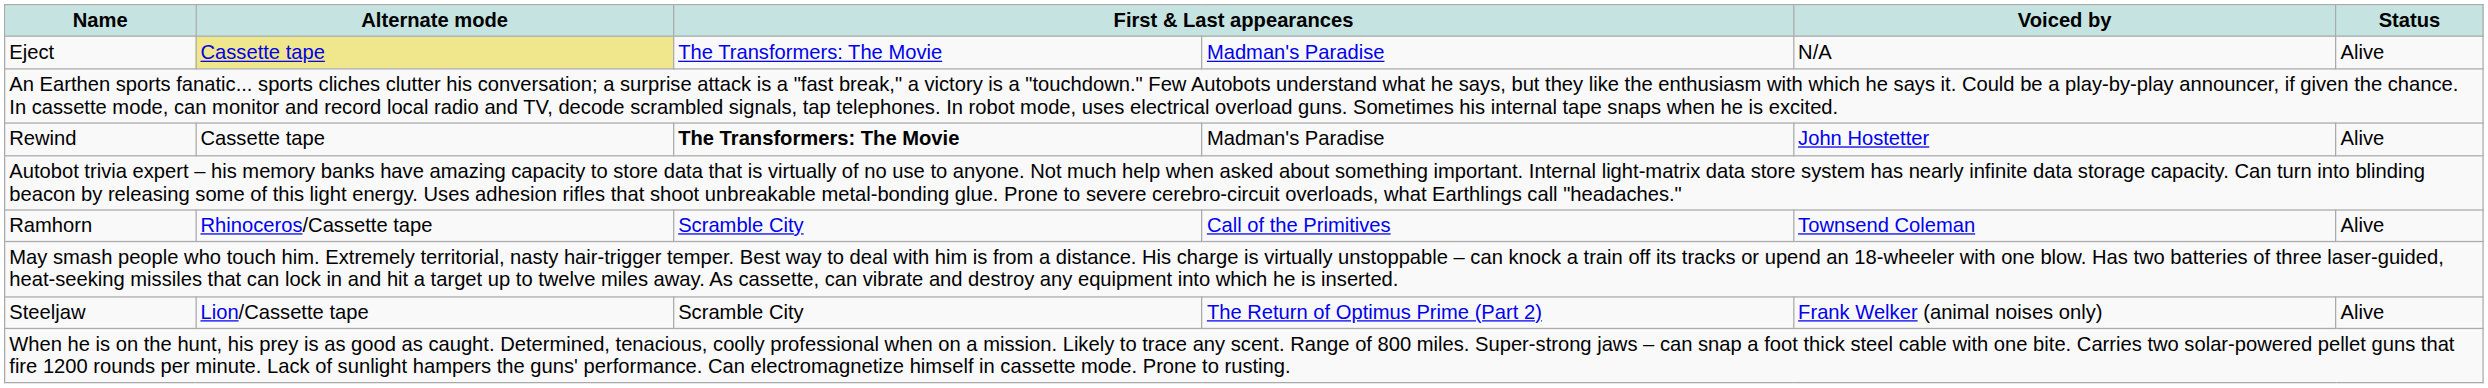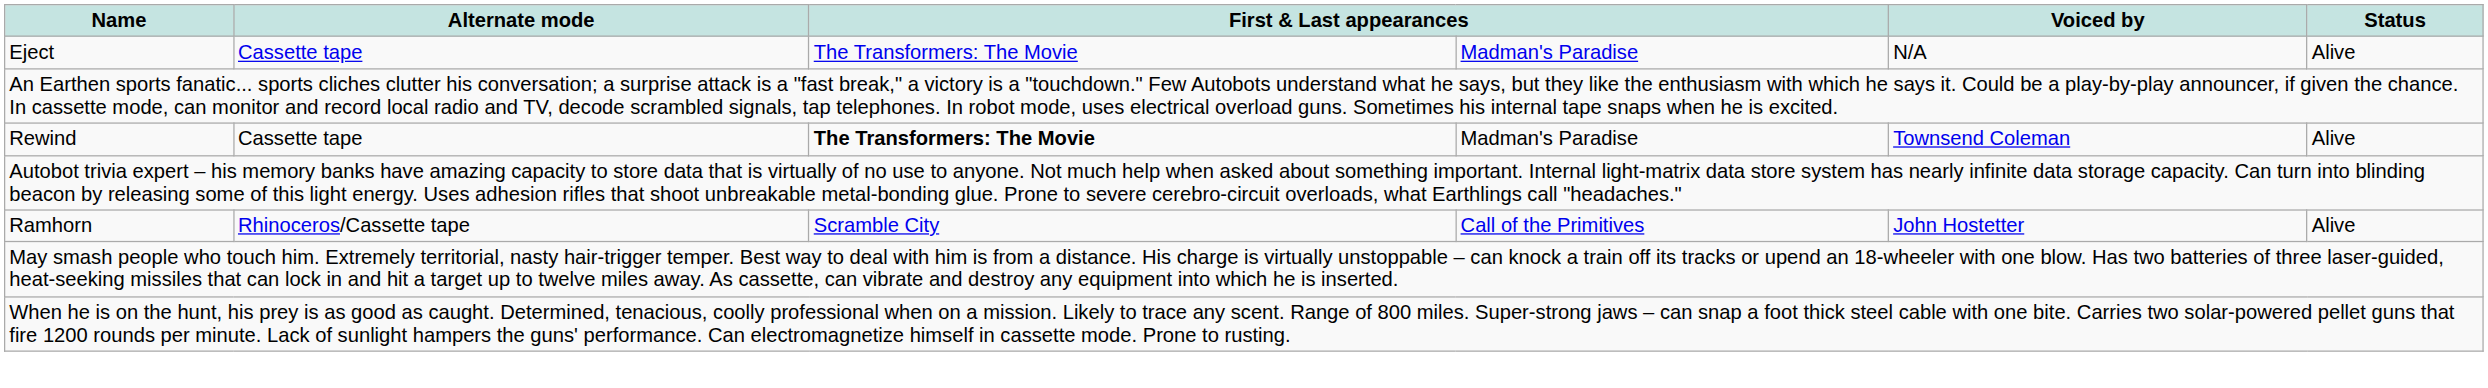(263, 52) khaki background -> (300, 52) no background
(1864, 139) John Hostetter -> (1982, 139) Townsend Coleman
(1887, 225) Townsend Coleman -> (1959, 225) John Hostetter
- row: (47, 312)
